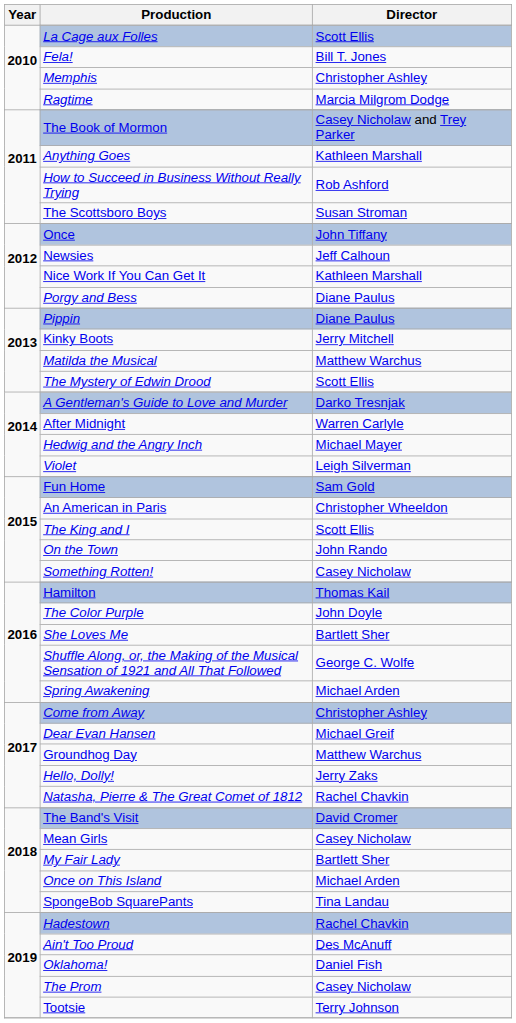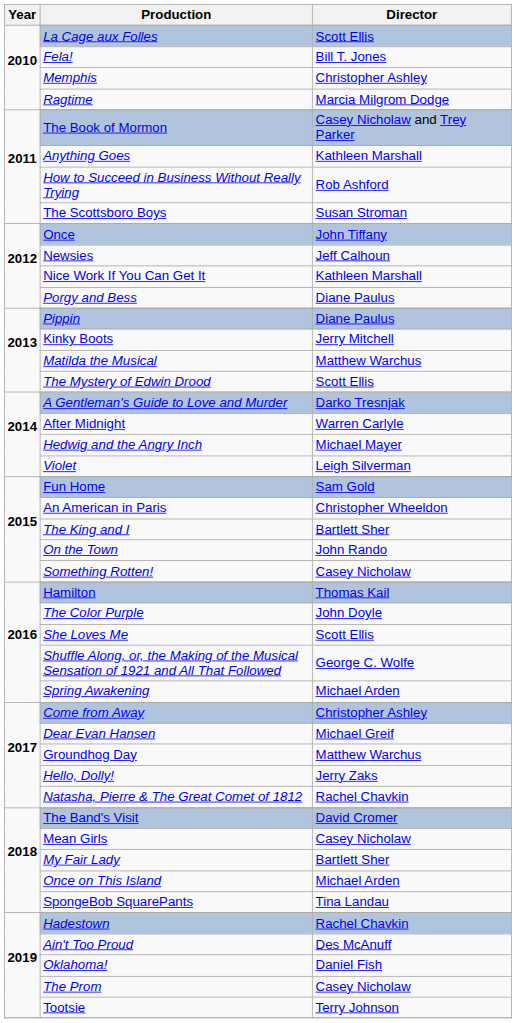(345, 529) Scott Ellis -> (352, 529) Bartlett Sher
(352, 634) Bartlett Sher -> (345, 634) Scott Ellis
